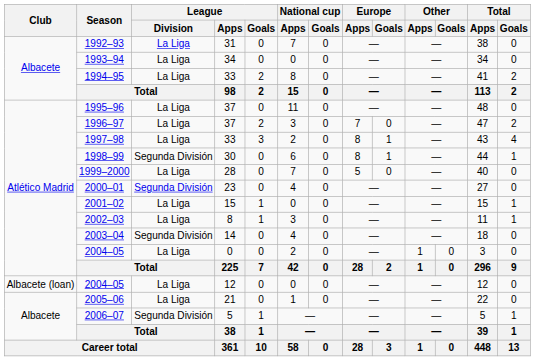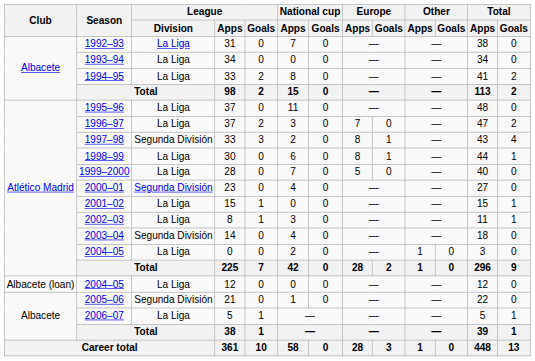(173, 140) La Liga -> (173, 140) Segunda División
(173, 156) Segunda División -> (173, 156) La Liga
(173, 300) La Liga -> (173, 300) Segunda División
(173, 316) Segunda División -> (173, 316) La Liga
